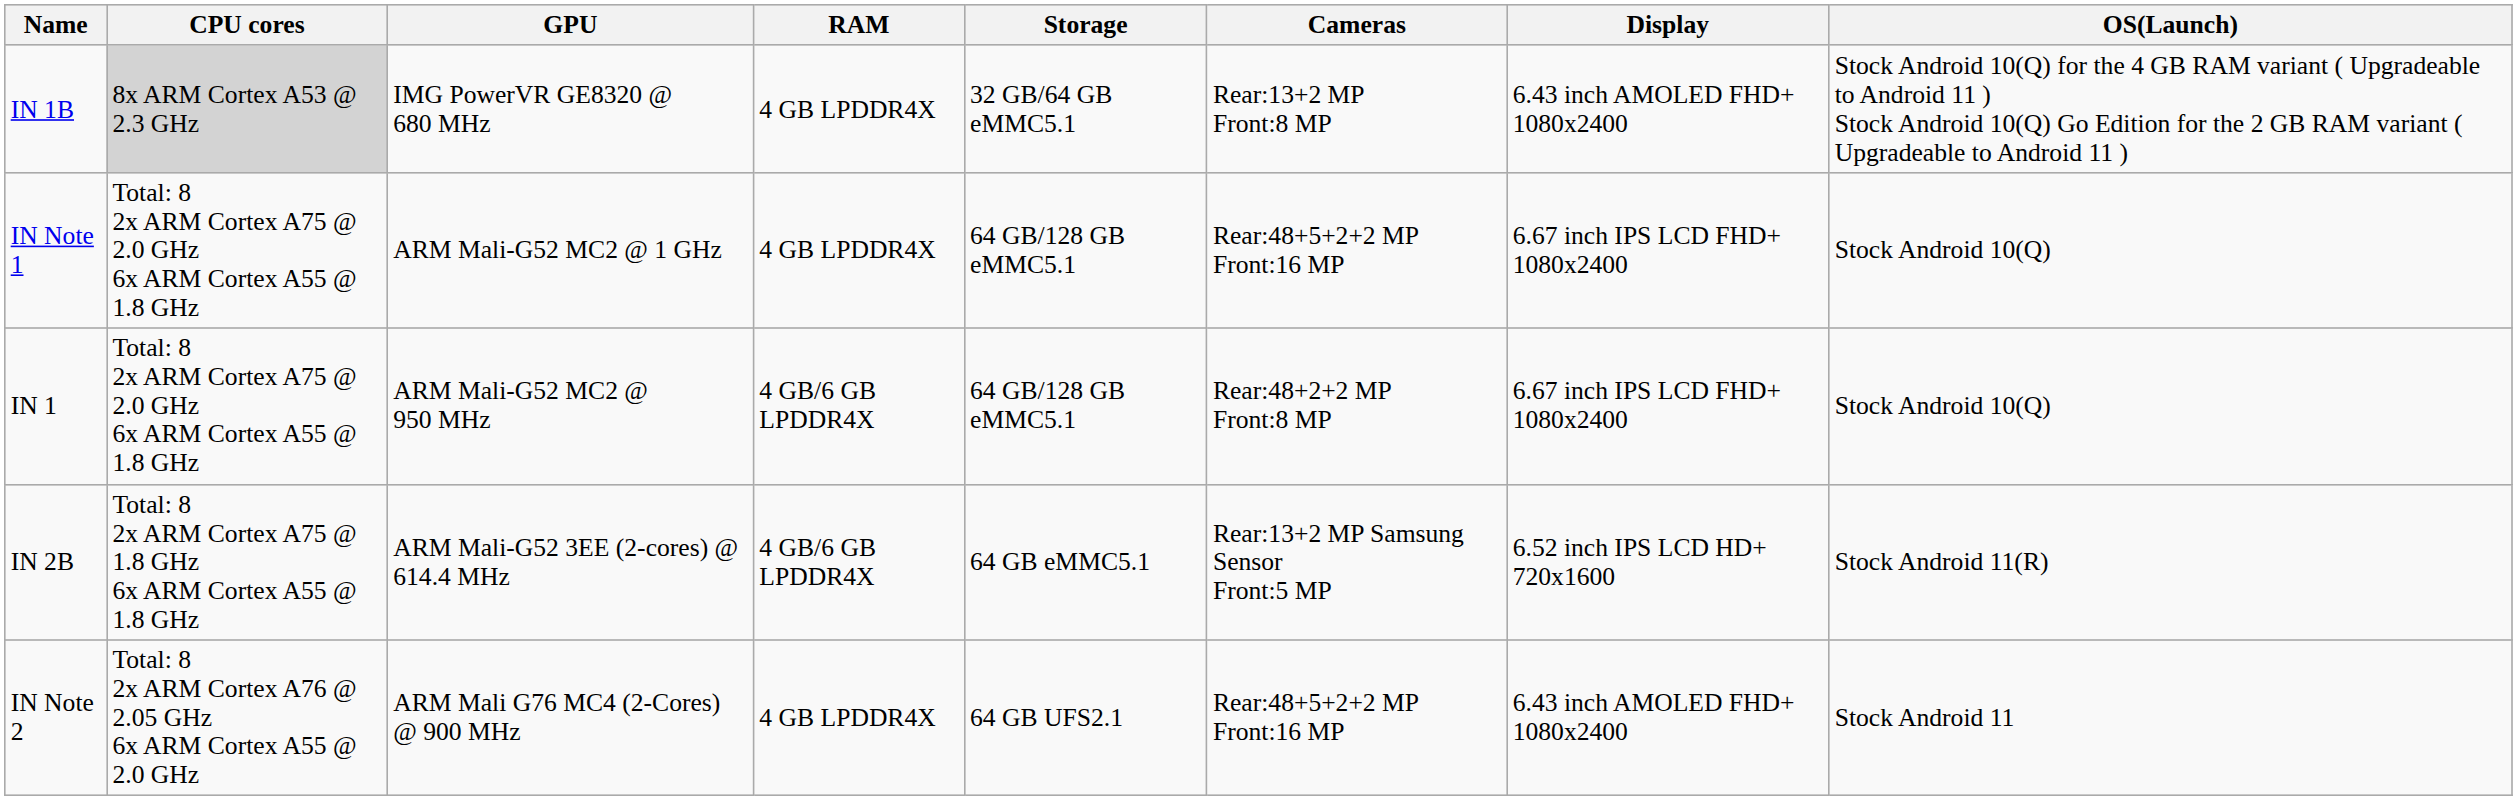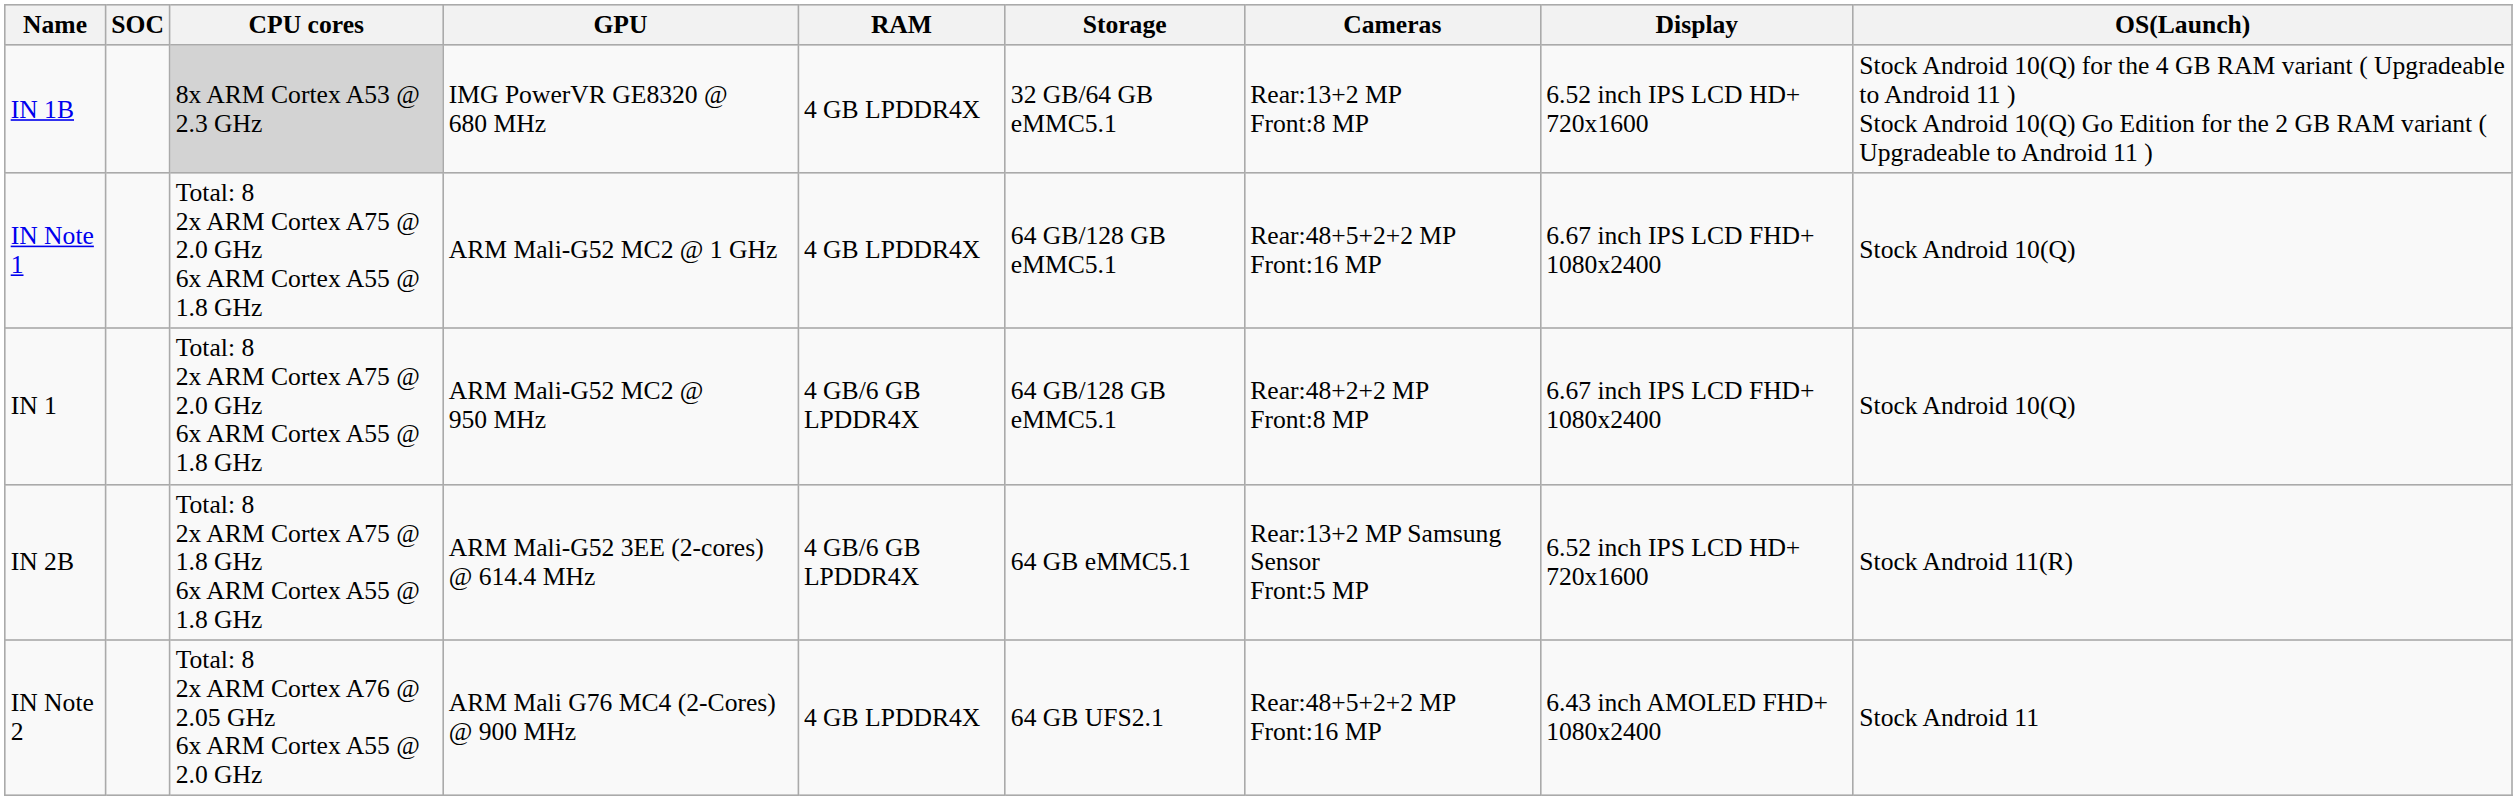+ column: (138, 24)
(1654, 108) 6.43 inch AMOLED FHD+ 1080x2400 -> (1673, 108) 6.52 inch IPS LCD HD+ 720x1600
